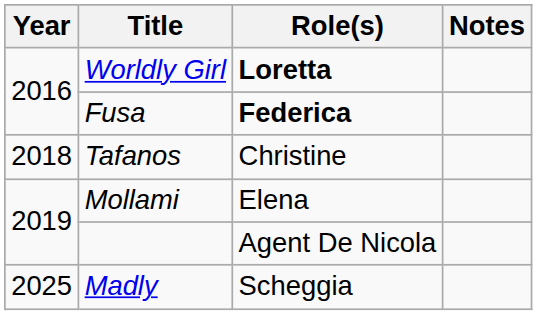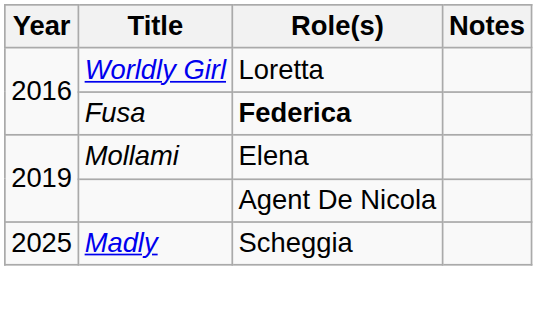(285, 69) bold -> (281, 69) normal
- row: (133, 156)
